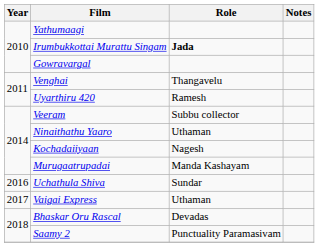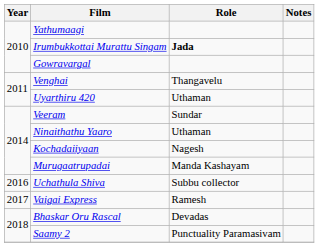(189, 98) Ramesh -> (191, 98) Uthaman
(205, 115) Subbu collector -> (187, 115) Sundar
(187, 183) Sundar -> (205, 183) Subbu collector
(191, 200) Uthaman -> (189, 200) Ramesh
